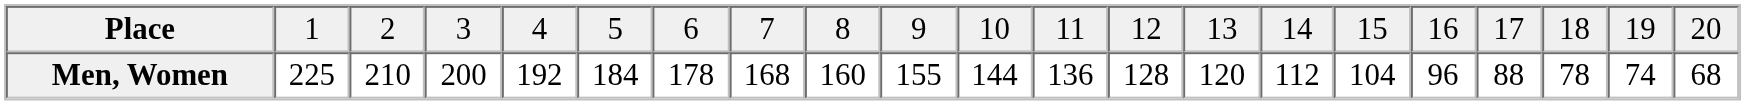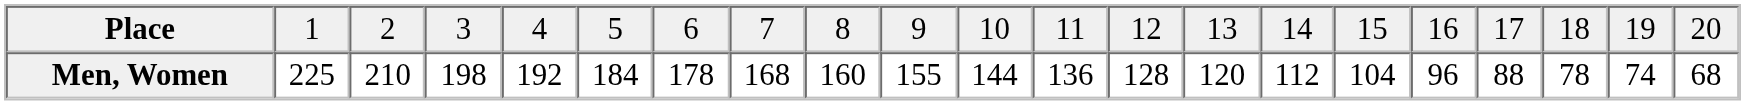(464, 74) 200 -> (464, 74) 198
